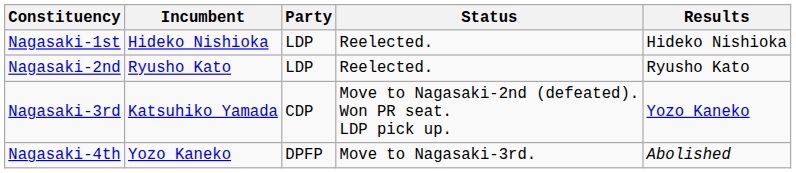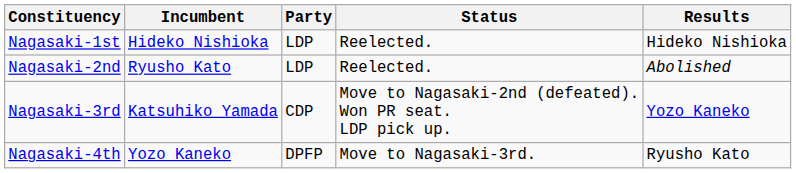(698, 68) Ryusho Kato -> (689, 68) Abolished
(689, 155) Abolished -> (698, 155) Ryusho Kato
